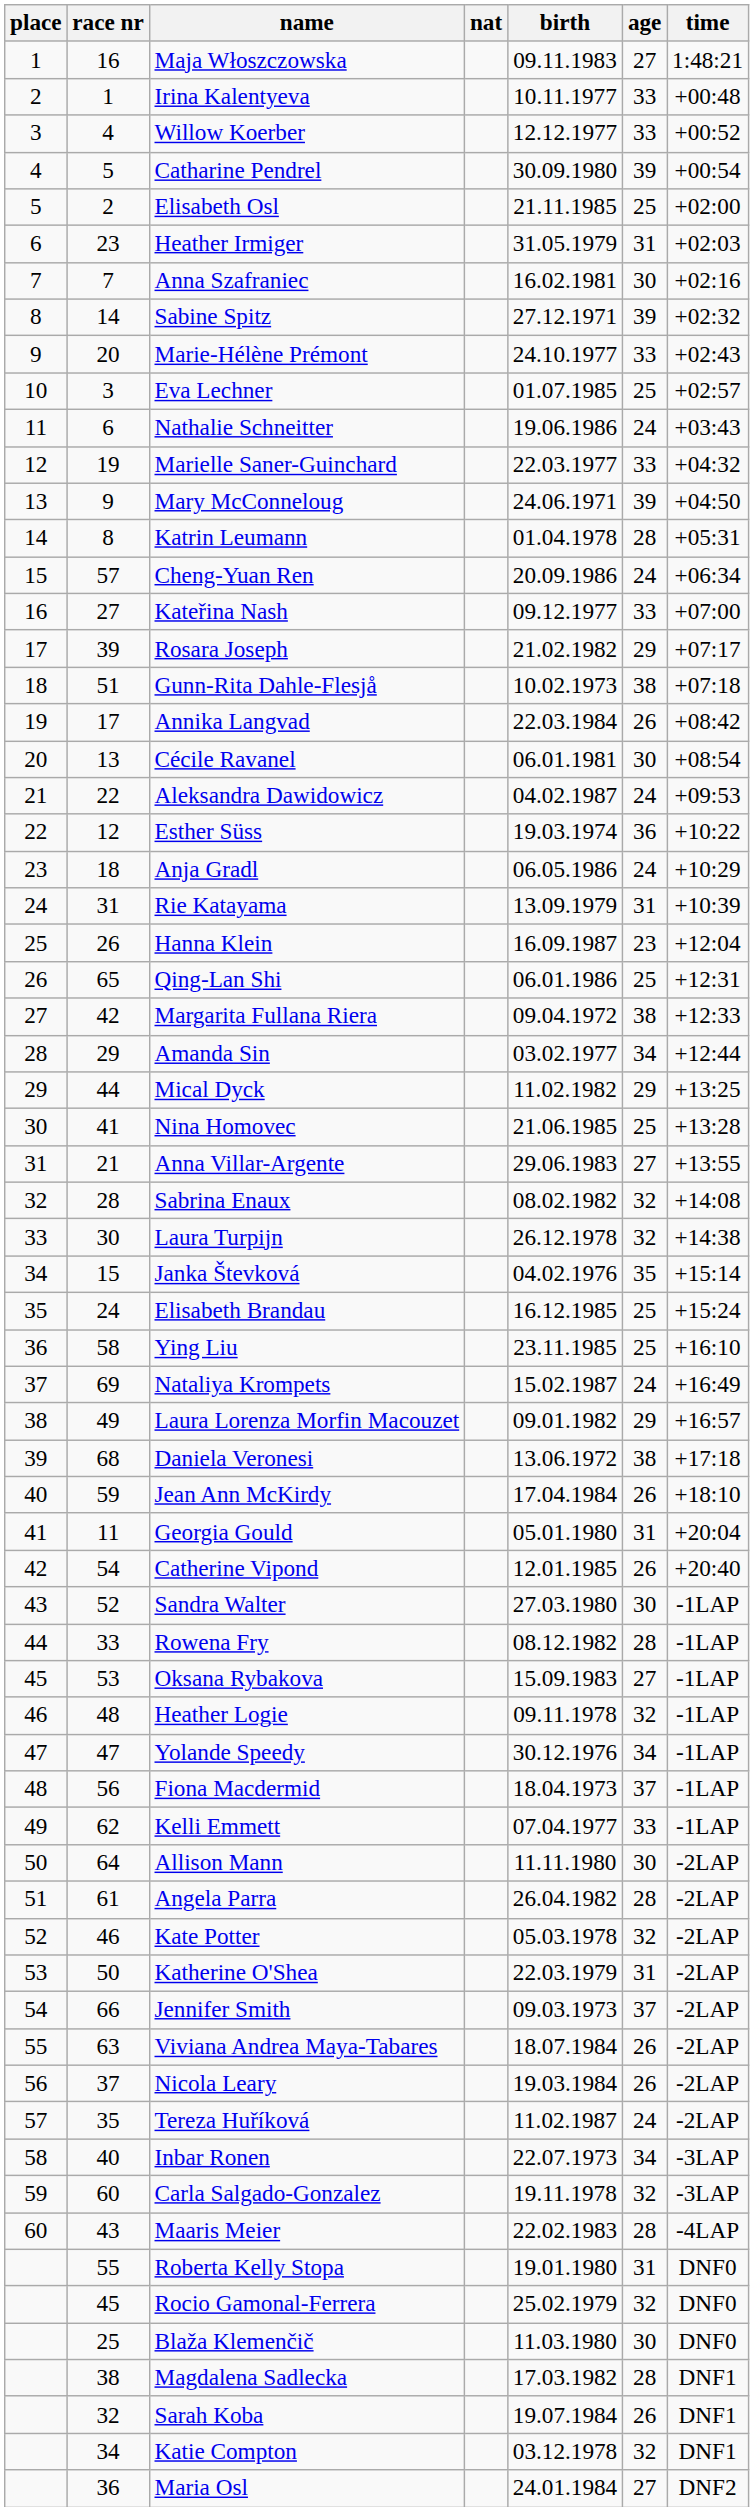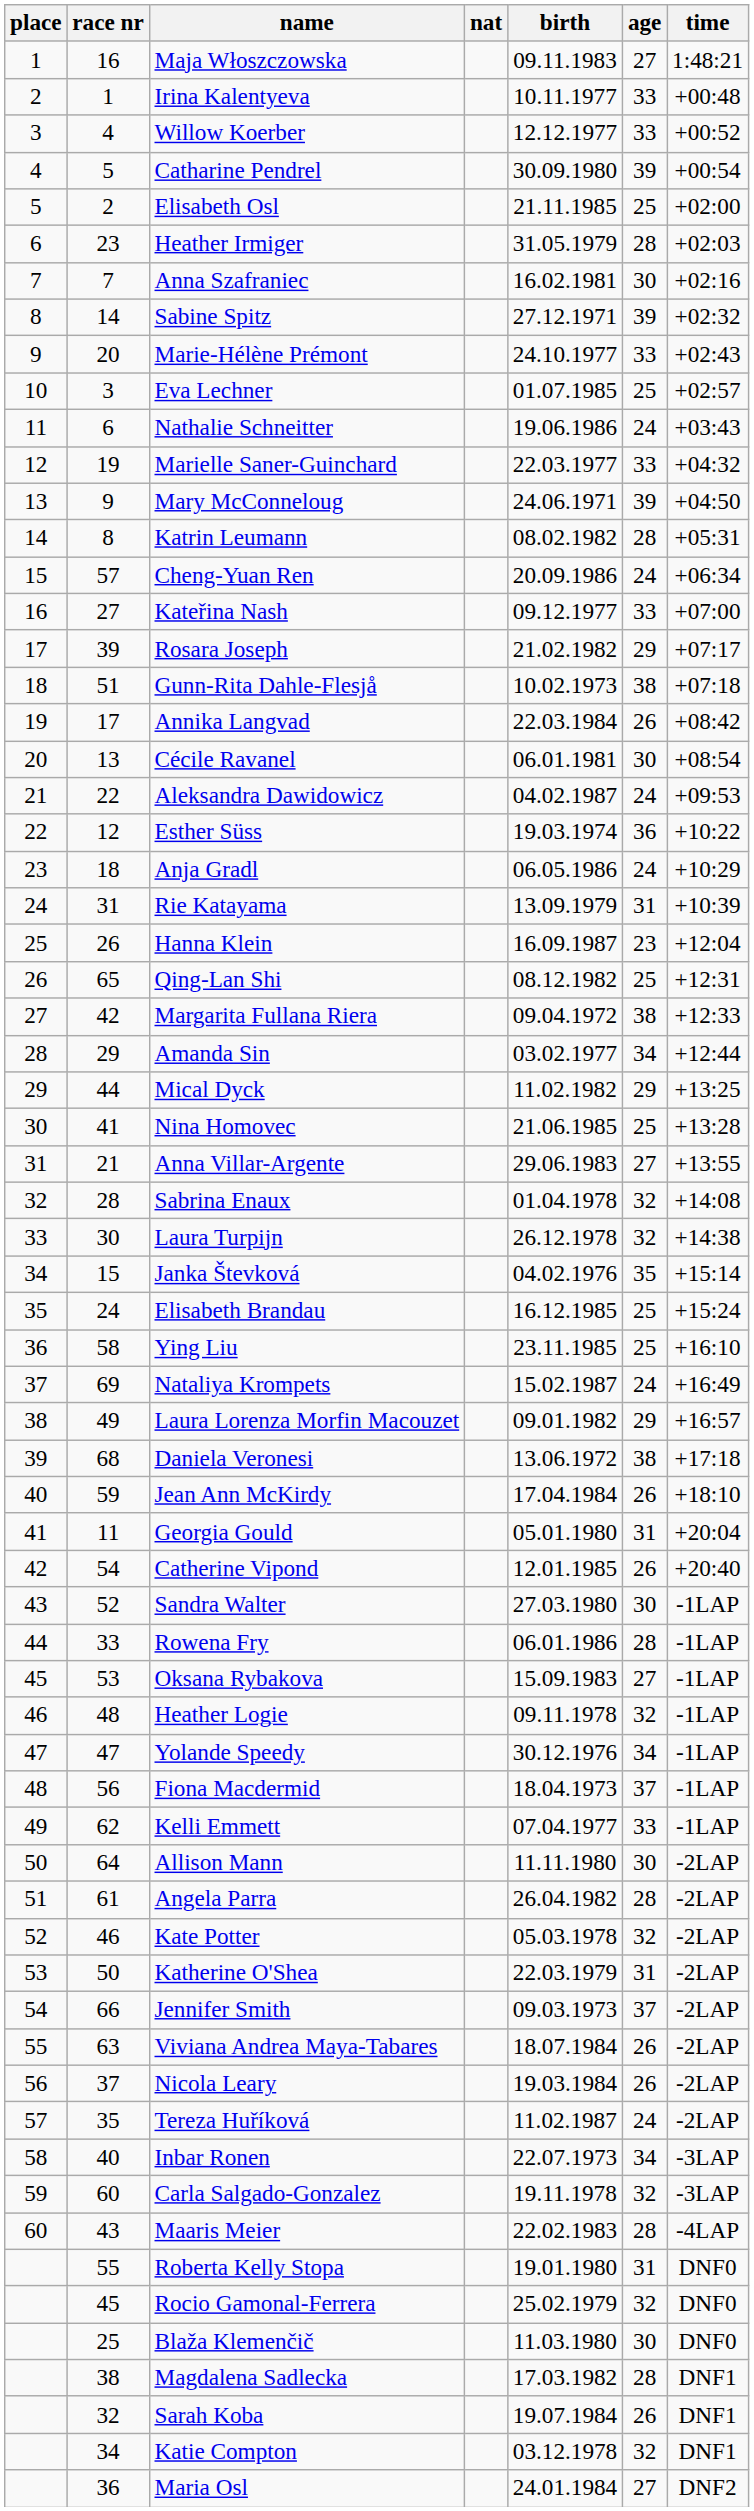(645, 243) 31 -> (645, 243) 28
(565, 538) 01.04.1978 -> (565, 538) 08.02.1982
(565, 979) 06.01.1986 -> (565, 979) 08.12.1982
(565, 1200) 08.02.1982 -> (565, 1200) 01.04.1978
(565, 1641) 08.12.1982 -> (565, 1641) 06.01.1986
